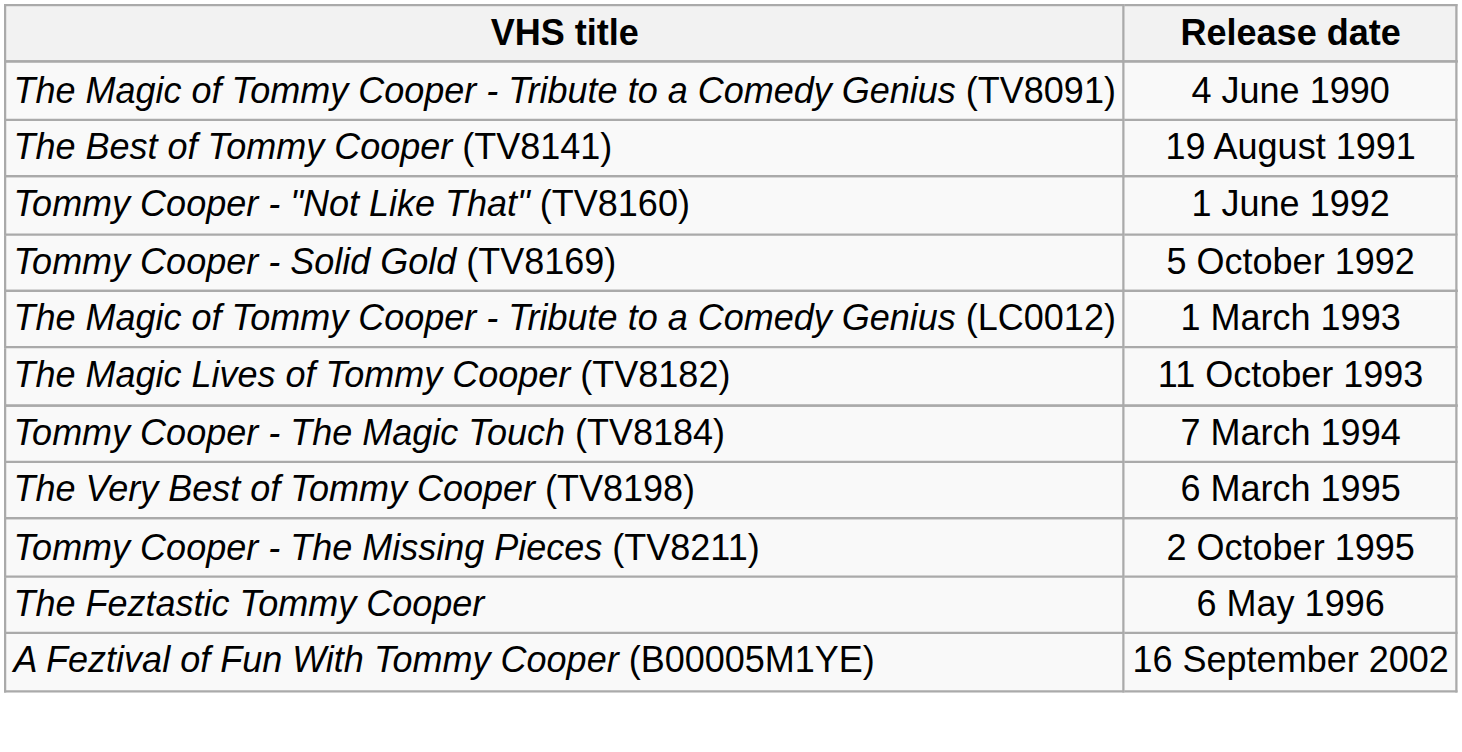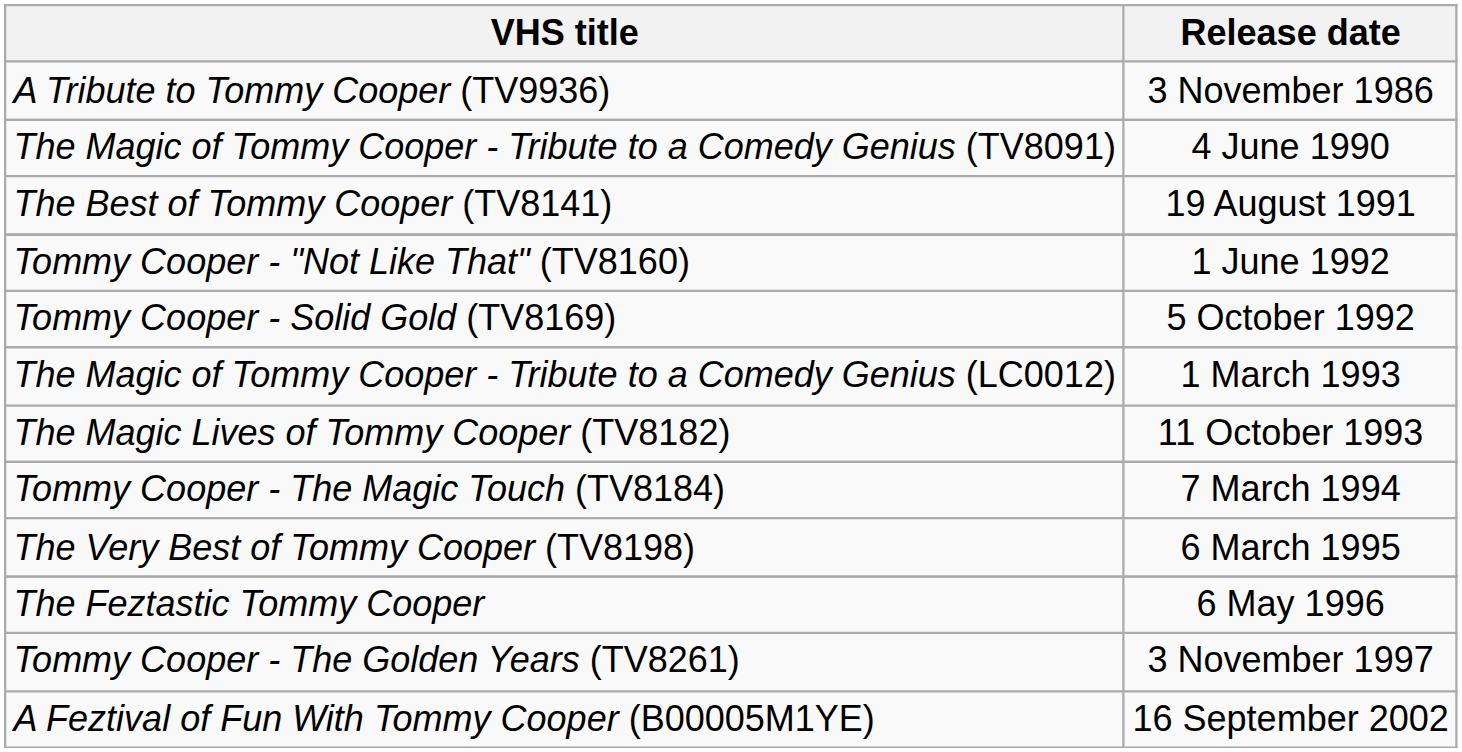+ row: (312, 90)
- row: (387, 546)
+ row: (377, 661)
